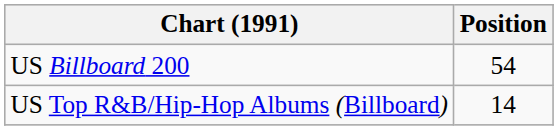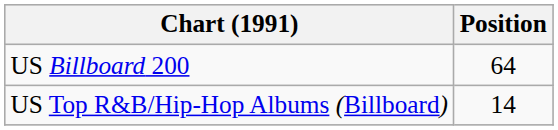(503, 64) 54 -> (503, 64) 64
